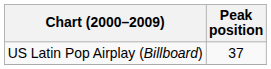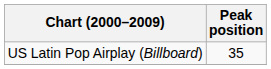(236, 53) 37 -> (236, 53) 35
